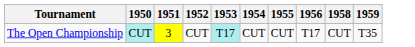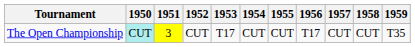+ column: (339, 14)
(225, 33) paleturquoise background -> (225, 33) no background
